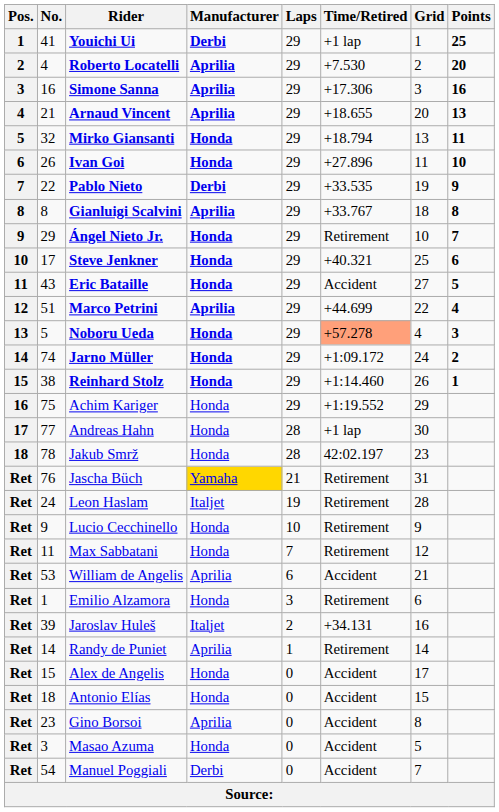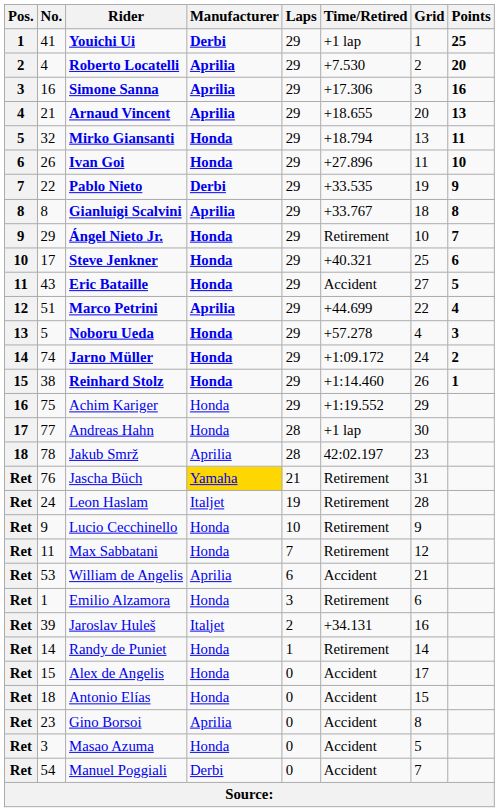(348, 332) lightsalmon background -> (348, 332) no background
(210, 454) Honda -> (211, 454) Aprilia
(211, 648) Aprilia -> (210, 648) Honda
